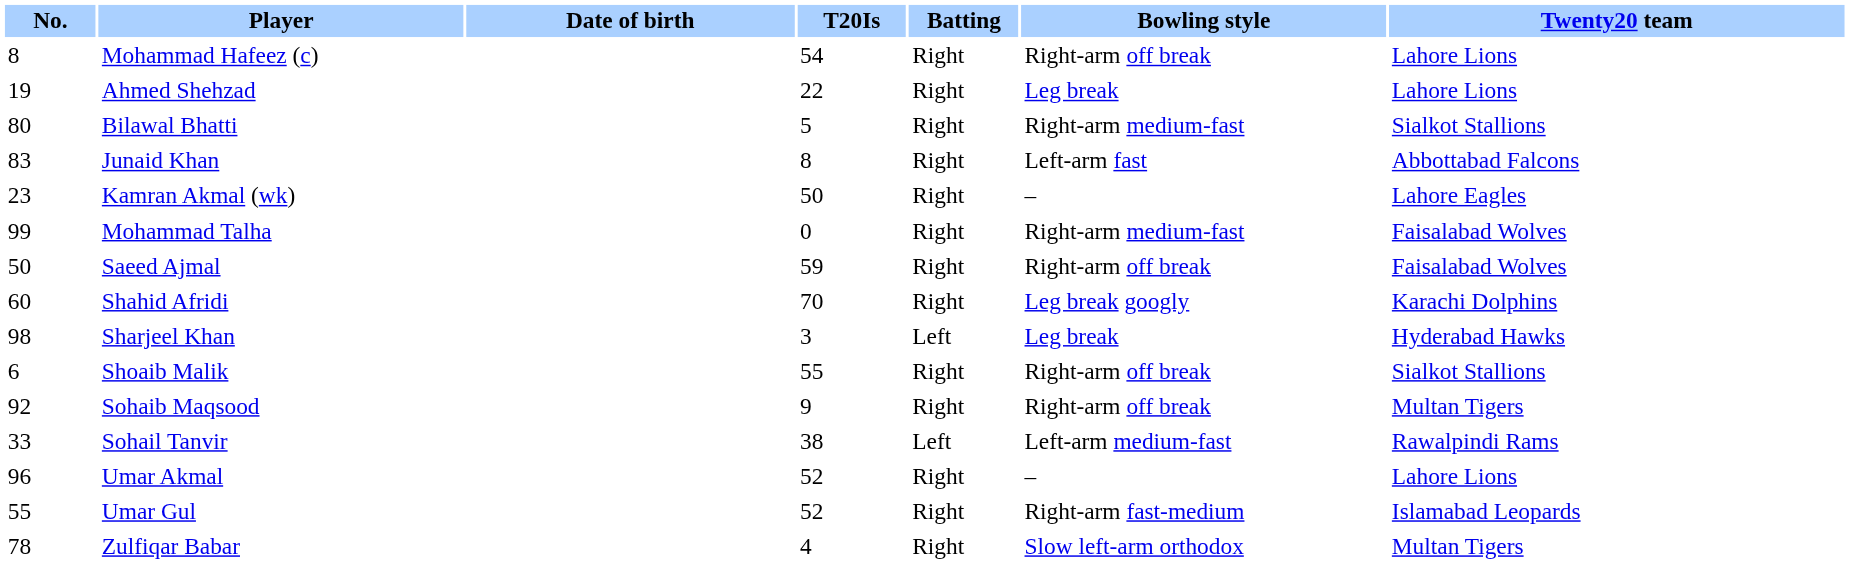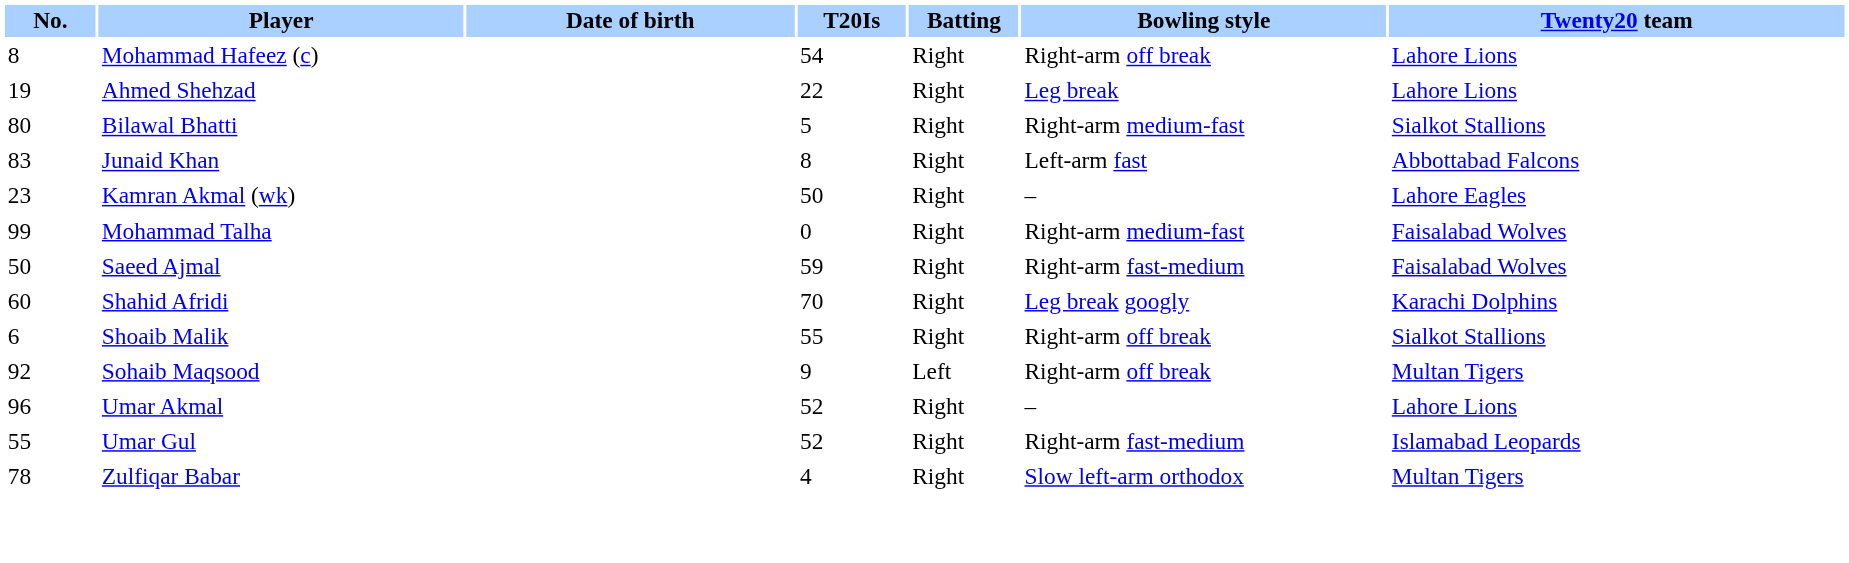(1118, 266) Right-arm off break -> (1134, 266) Right-arm fast-medium
- row: (168, 336)
(938, 406) Right -> (932, 371) Left
- row: (165, 441)
